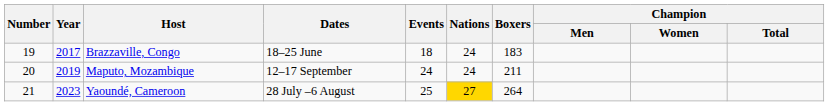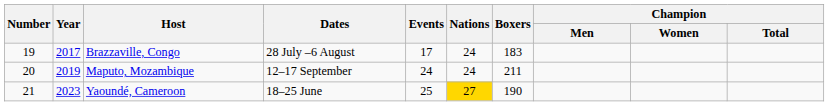(294, 52) 18–25 June -> (310, 52) 28 July –6 August
(426, 52) 18 -> (426, 52) 17
(310, 91) 28 July –6 August -> (294, 91) 18–25 June
(513, 91) 264 -> (513, 91) 190
